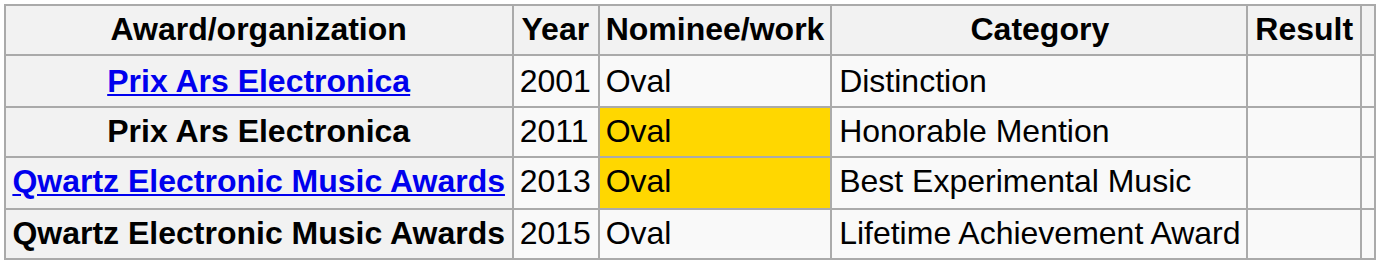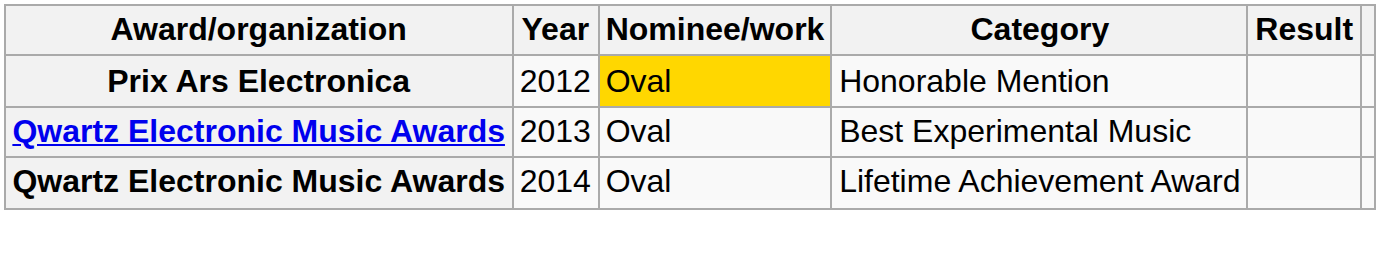- row: (913, 80)
(554, 131) 2011 -> (555, 80) 2012
(639, 182) gold background -> (639, 131) no background
(555, 232) 2015 -> (555, 182) 2014
